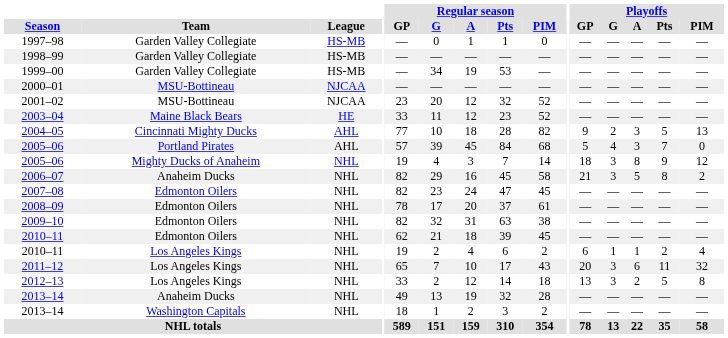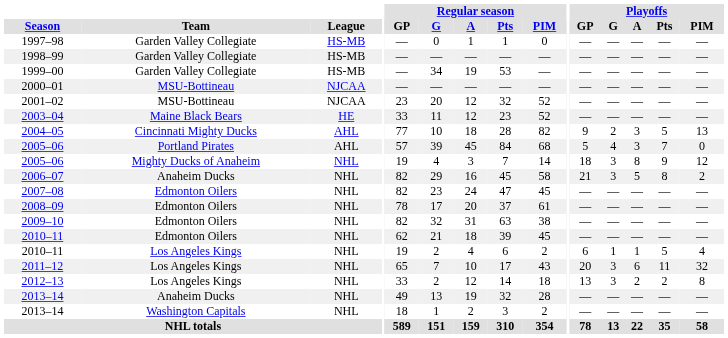(665, 251) 2 -> (665, 251) 5
(665, 281) 5 -> (665, 281) 2
